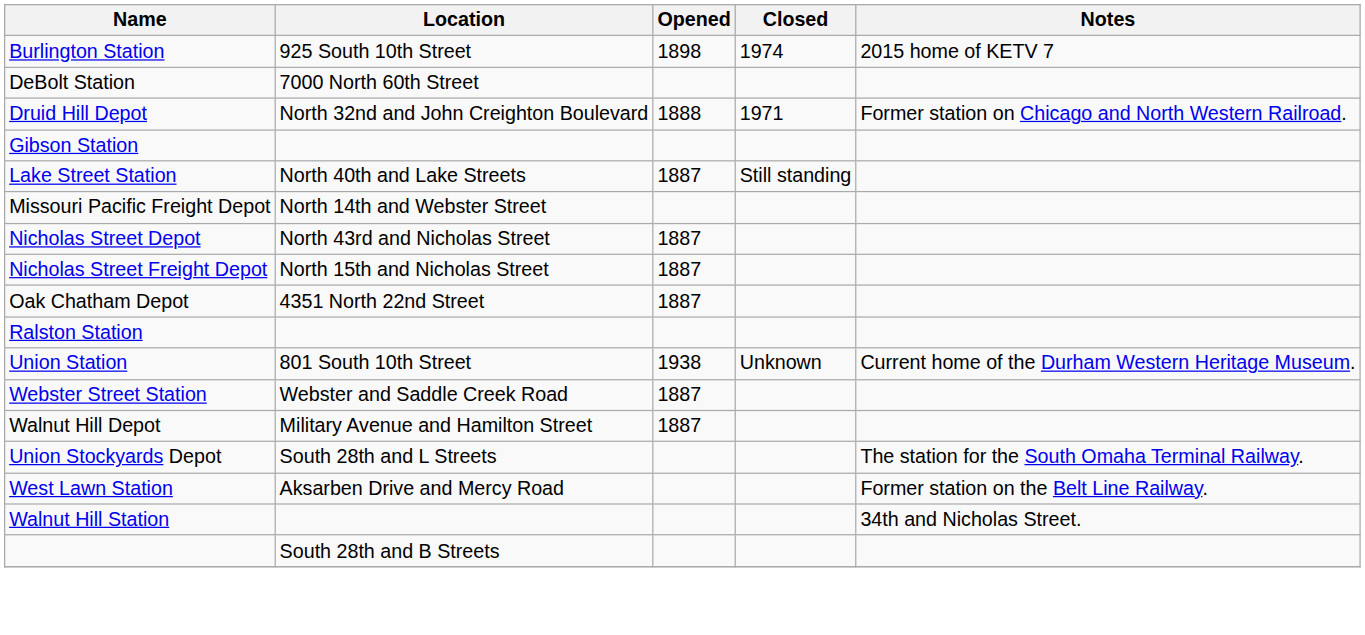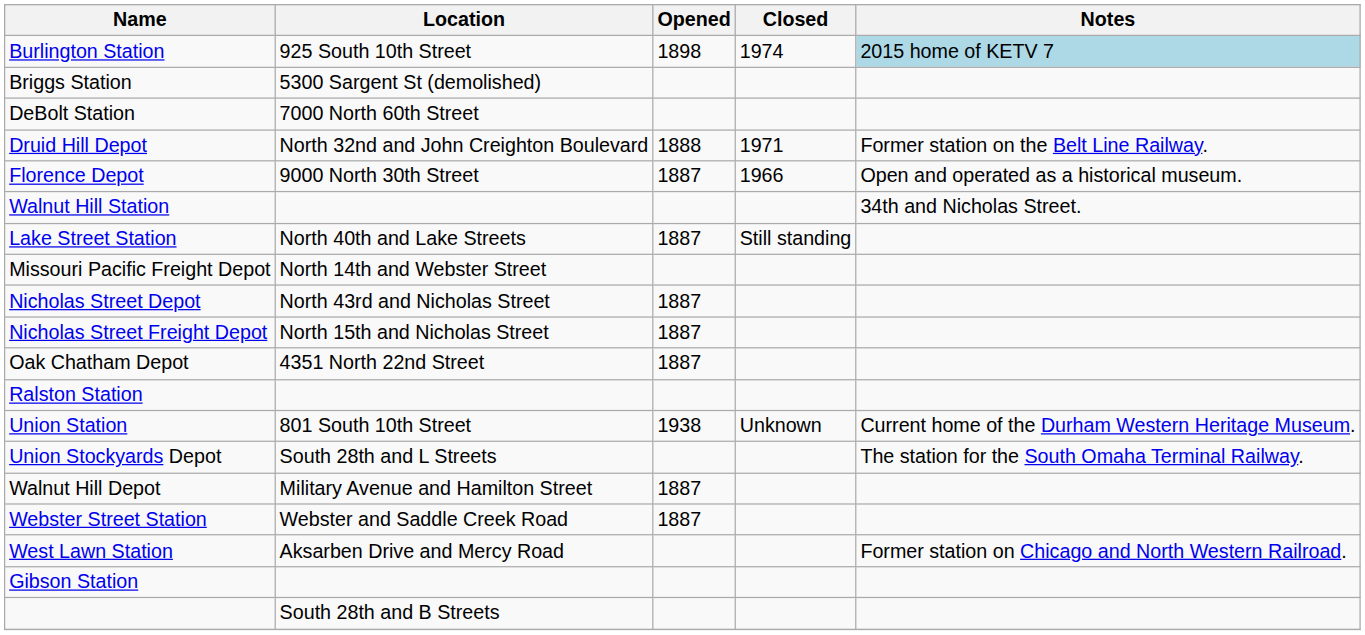(957, 51) no background -> (957, 51) lightblue background
+ row: (70, 82)
(1104, 113) Former station on Chicago and North Western Railroad. -> (1034, 144) Former station on the Belt Line Railway.
+ row: (76, 176)
rows swapped: (74, 144) <-> (89, 519)
rows swapped: (115, 457) <-> (108, 394)
(1034, 488) Former station on the Belt Line Railway. -> (1104, 550) Former station on Chicago and North Western Railroad.
